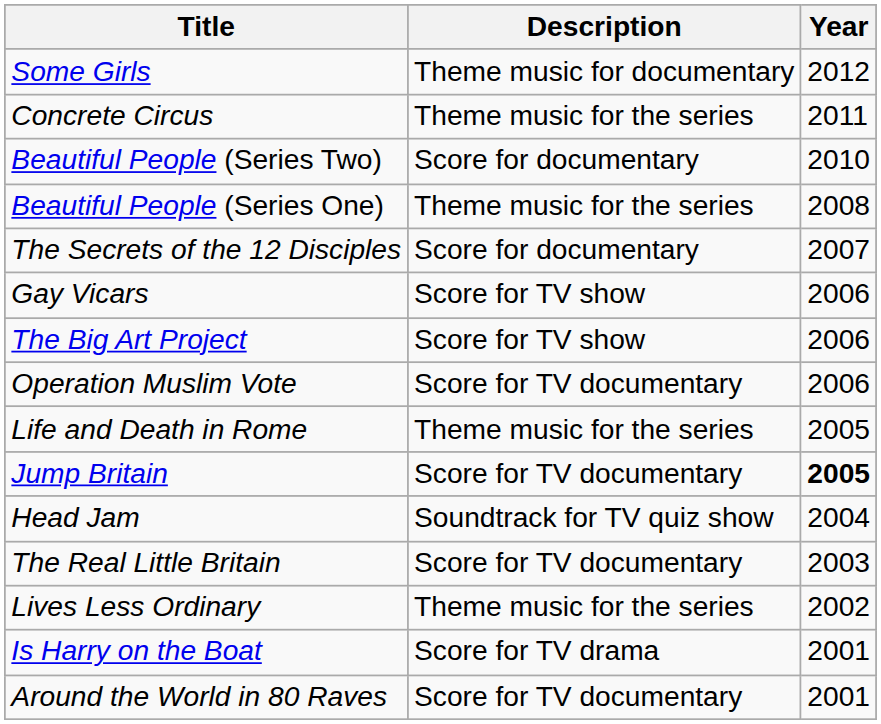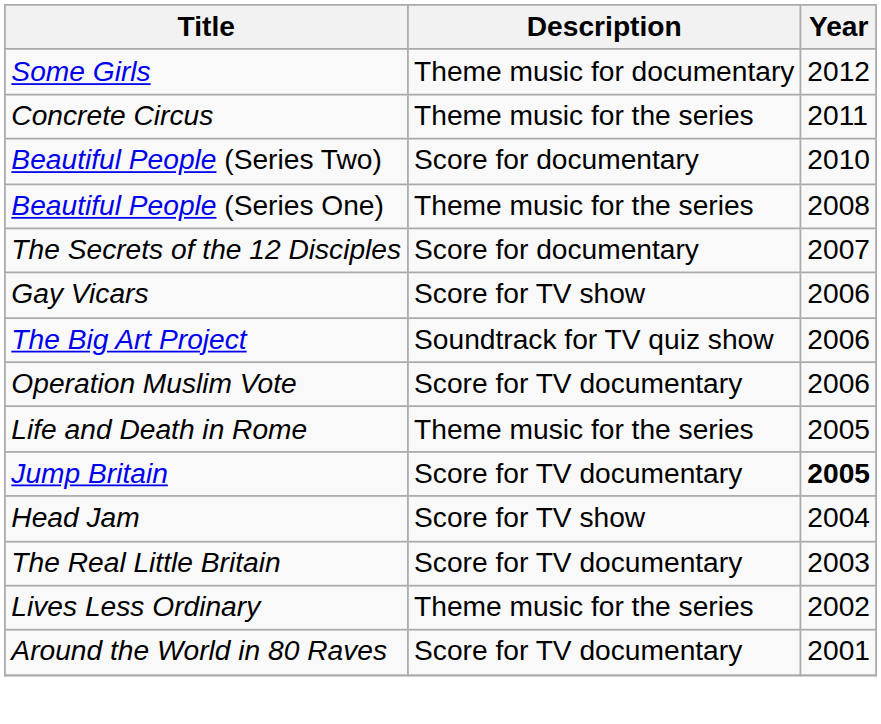(530, 339) Score for TV show -> (594, 339) Soundtrack for TV quiz show
(594, 518) Soundtrack for TV quiz show -> (530, 518) Score for TV show
- row: (137, 652)
